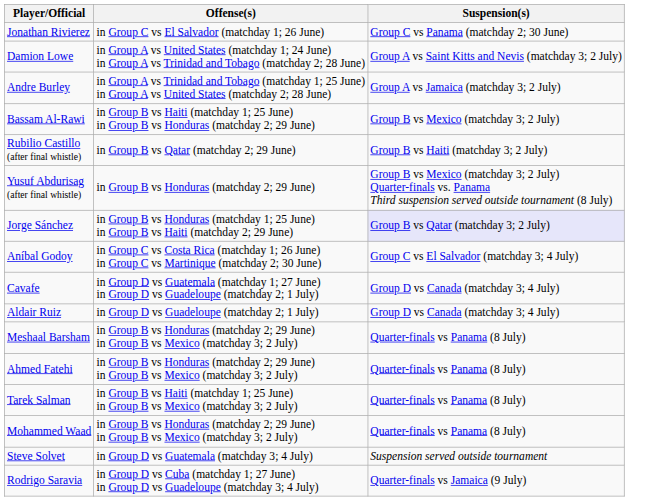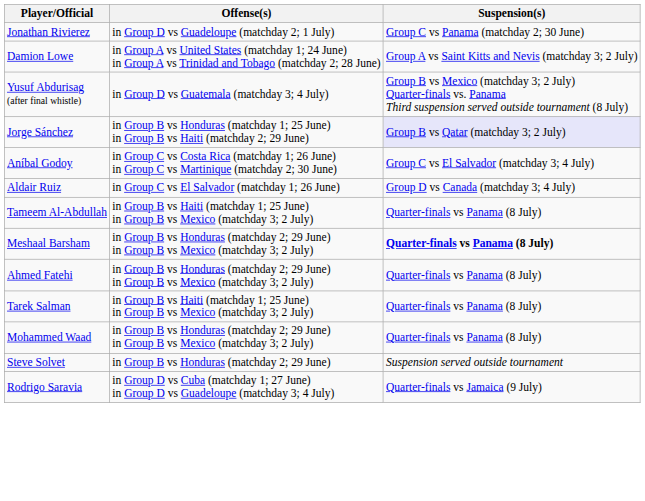(210, 31) in Group C vs El Salvador (matchday 1; 26 June) -> (223, 31) in Group D vs Guadeloupe (matchday 2; 1 July)
- row: (39, 87)
- row: (46, 119)
- row: (44, 150)
(206, 188) in Group B vs Honduras (matchday 2; 29 June) -> (220, 94) in Group D vs Guatemala (matchday 3; 4 July)
- row: (23, 288)
(208, 312) in Group D vs Guadeloupe (matchday 2; 1 July) -> (226, 188) in Group C vs El Salvador (matchday 1; 26 June)
+ row: (57, 212)
(448, 337) normal -> (470, 244) bold
(205, 456) in Group D vs Guatemala (matchday 3; 4 July) -> (221, 362) in Group B vs Honduras (matchday 2; 29 June)
